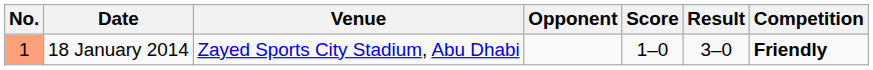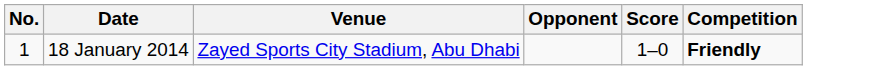- column: (716, 19)
(24, 49) lightsalmon background -> (24, 49) no background
